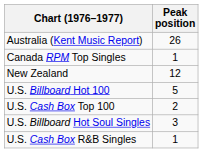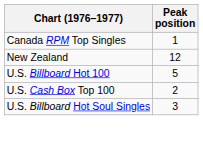- row: (75, 40)
- row: (71, 139)
